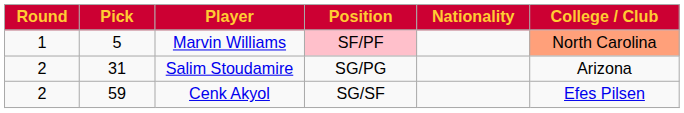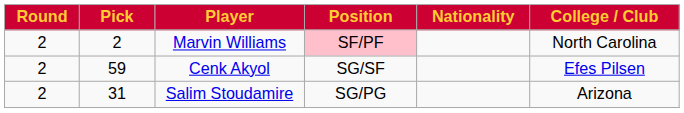(42, 42) 1 -> (42, 42) 2
(117, 42) 5 -> (117, 42) 2
(604, 42) lightsalmon background -> (604, 42) no background
rows swapped: (229, 68) <-> (229, 94)
